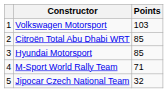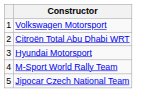- column: (147, 12)
